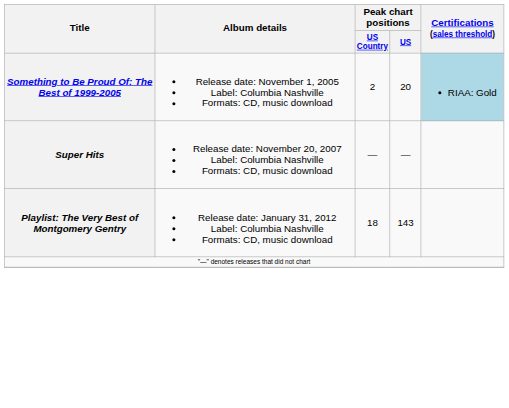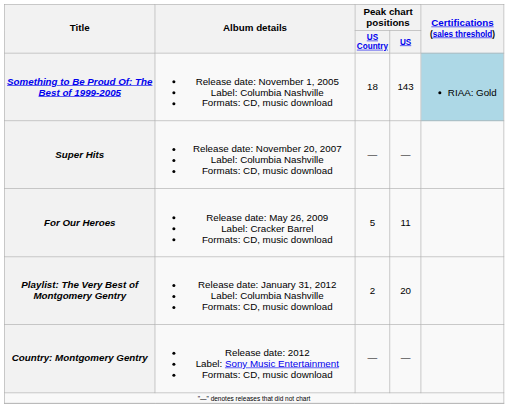(372, 87) 2 -> (372, 87) 18
(406, 87) 20 -> (406, 87) 143
+ row: (80, 222)
(372, 222) 18 -> (372, 290) 2
(406, 222) 143 -> (406, 290) 20
+ row: (80, 358)
